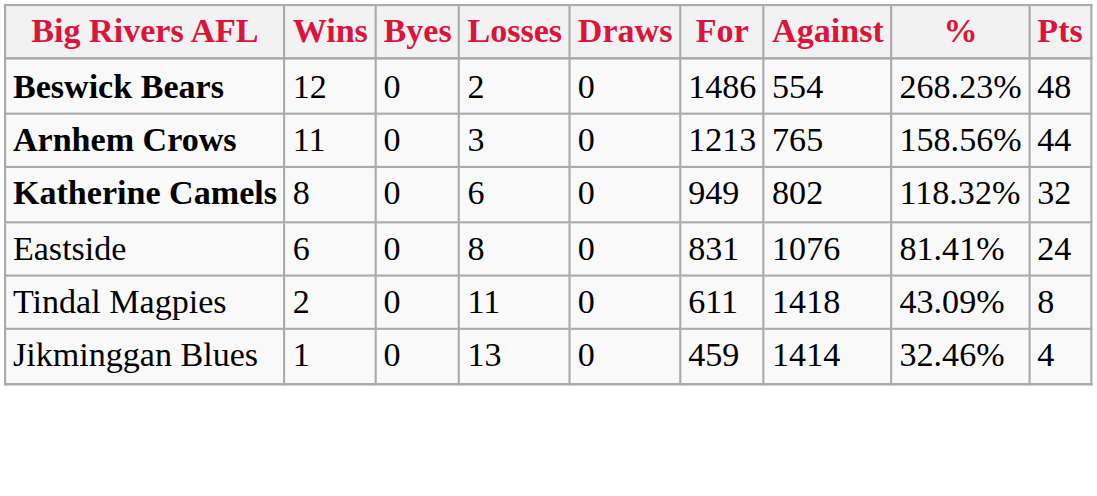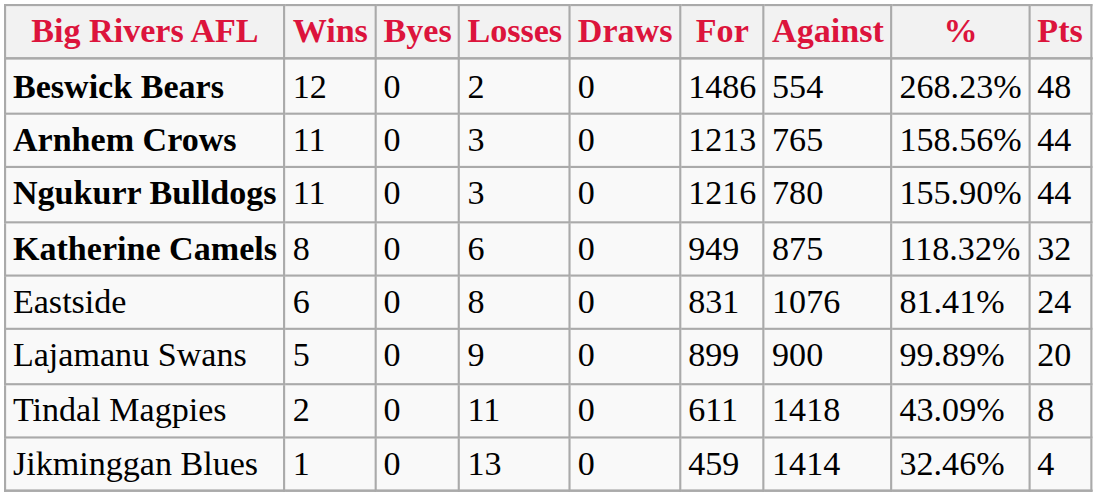+ row: (145, 193)
(798, 193) 802 -> (798, 247) 875
+ row: (130, 355)
